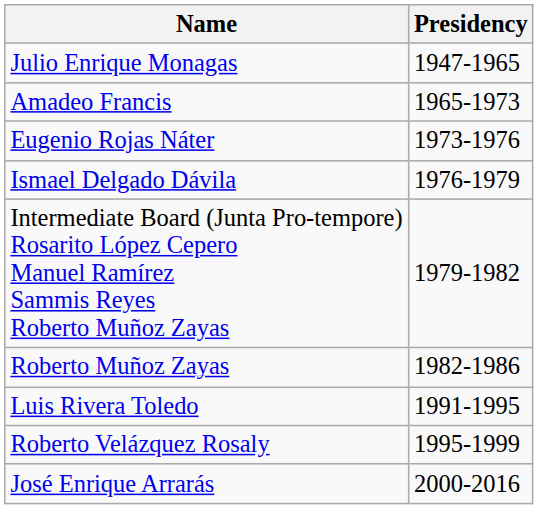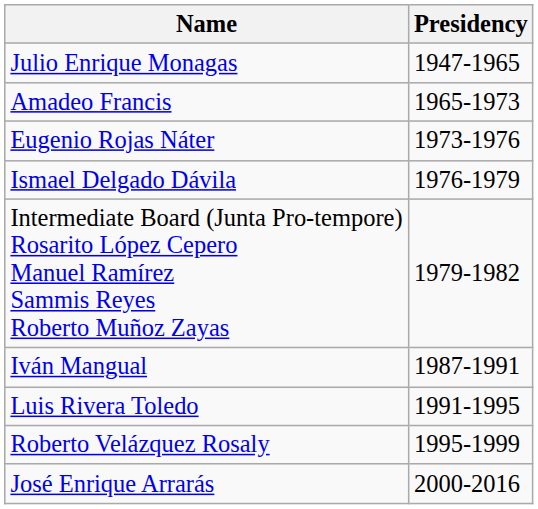- row: (120, 367)
+ row: (79, 367)
